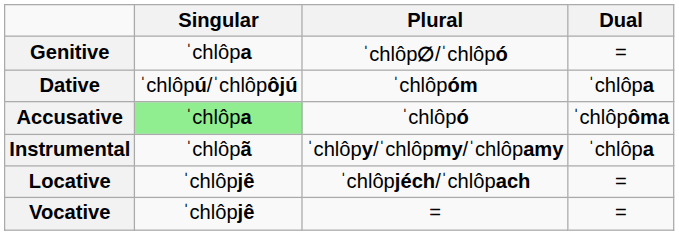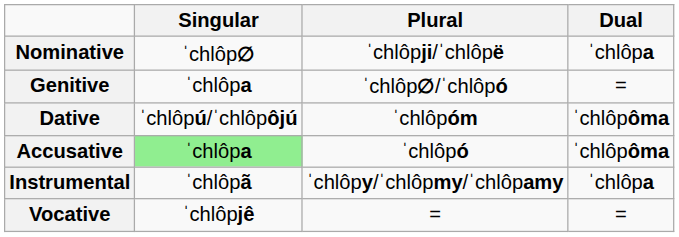+ row: (70, 53)
(621, 85) ˈchlôpa -> (621, 118) ˈchlôpôma
- row: (70, 181)
